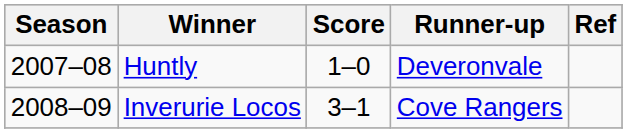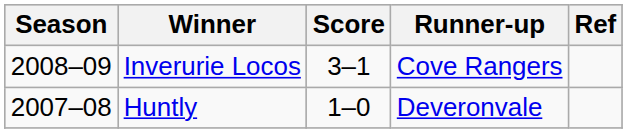rows swapped: (160, 66) <-> (212, 107)
